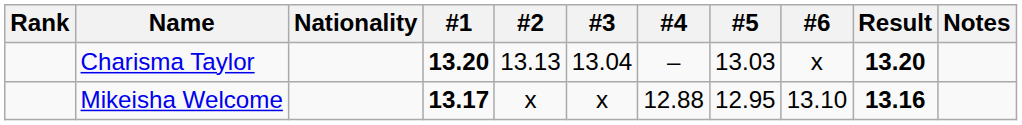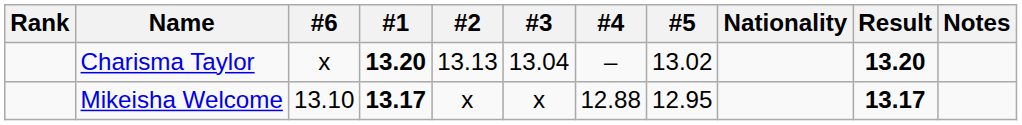columns swapped: (356, 23) <-> (817, 23)
(745, 61) 13.03 -> (682, 61) 13.02
(895, 100) 13.16 -> (895, 100) 13.17
